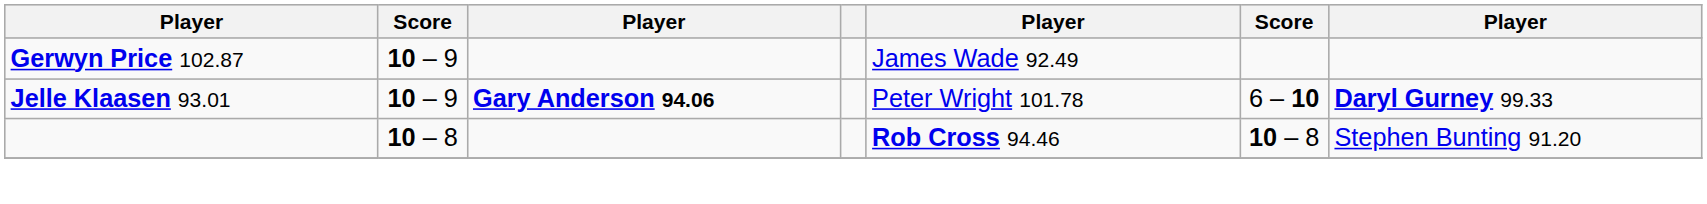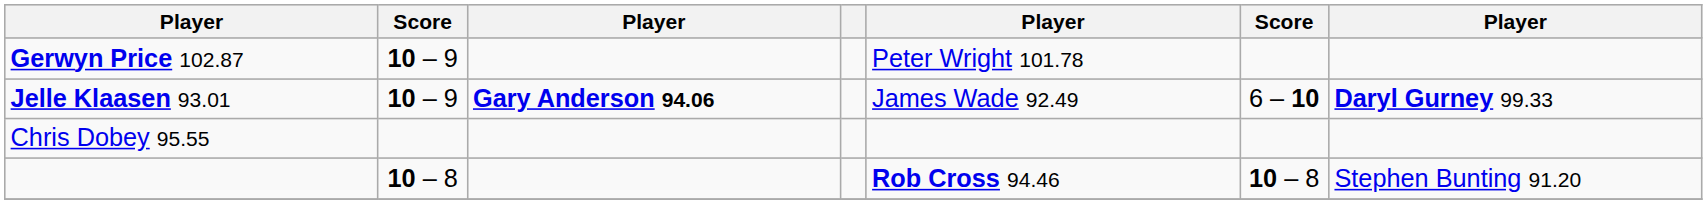(975, 58) James Wade 92.49 -> (978, 58) Peter Wright 101.78
(978, 98) Peter Wright 101.78 -> (975, 98) James Wade 92.49
+ row: (110, 138)
